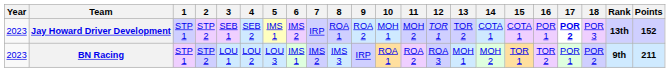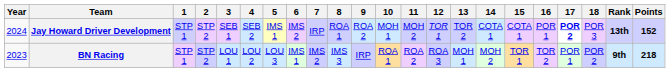(17, 30) 2023 -> (17, 30) 2024
(649, 55) 211 -> (649, 55) 218
